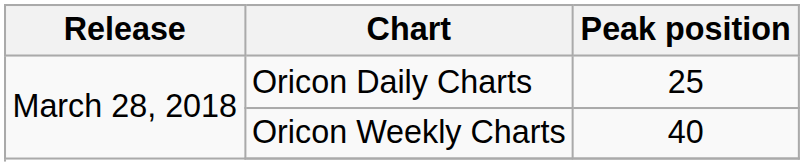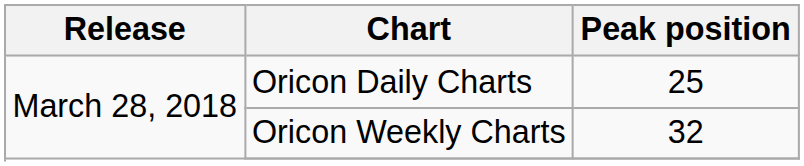(686, 132) 40 -> (686, 132) 32
